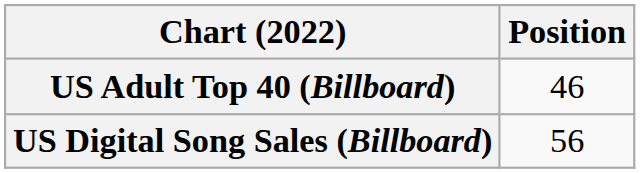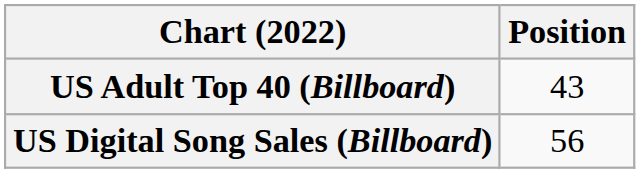(567, 85) 46 -> (567, 85) 43
